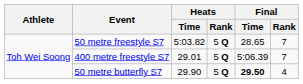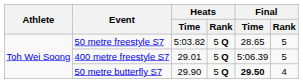(284, 42) 7 -> (284, 42) 5
(284, 57) 7 -> (284, 57) 5
